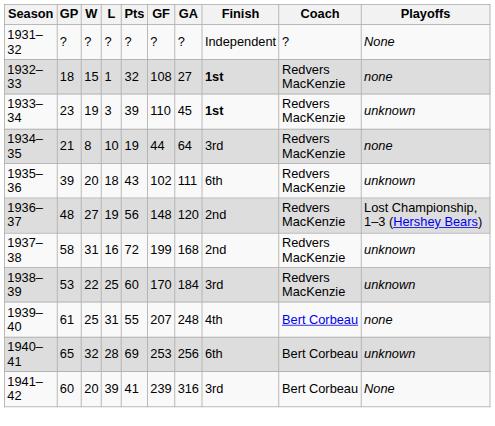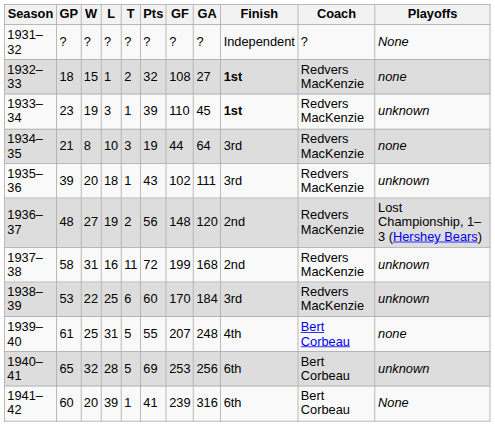+ column: (131, 14)
(214, 180) 6th -> (233, 180) 3rd
(214, 389) 3rd -> (233, 403) 6th
